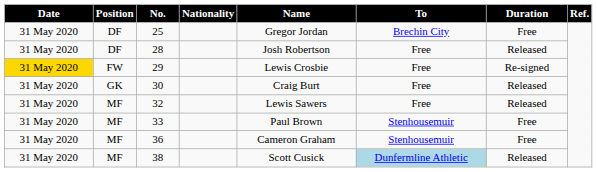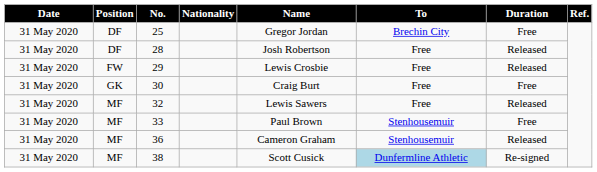(49, 68) gold background -> (49, 68) no background
(527, 68) Re-signed -> (527, 68) Released
(527, 86) Released -> (527, 86) Free
(527, 140) Free -> (527, 140) Released
(527, 158) Released -> (527, 158) Re-signed
